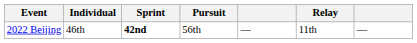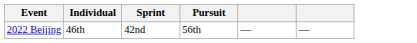- column: (325, 12)
(135, 29) bold -> (135, 29) normal
